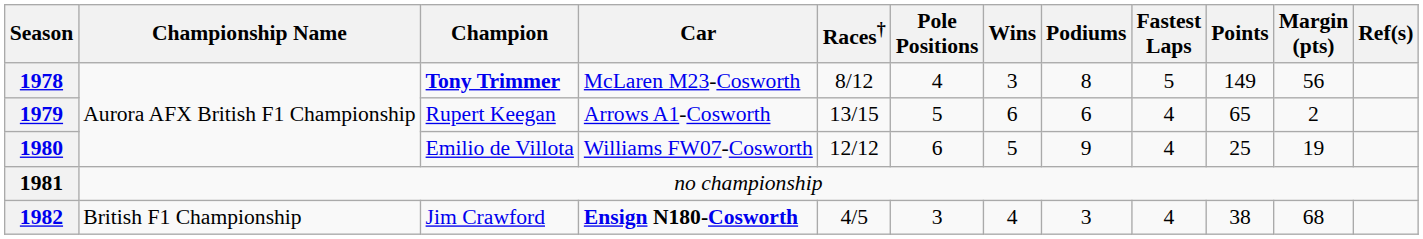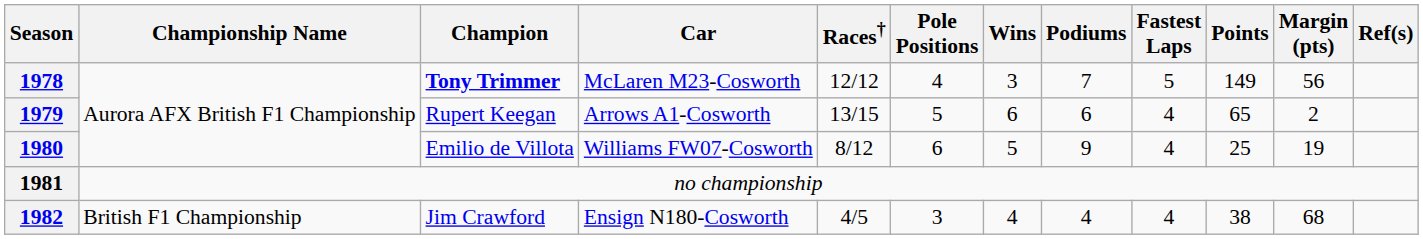(854, 80) 8/12 -> (854, 80) 12/12
(1086, 80) 8 -> (1086, 80) 7
(854, 148) 12/12 -> (854, 148) 8/12
(691, 217) bold -> (686, 217) normal
(1086, 217) 3 -> (1086, 217) 4
